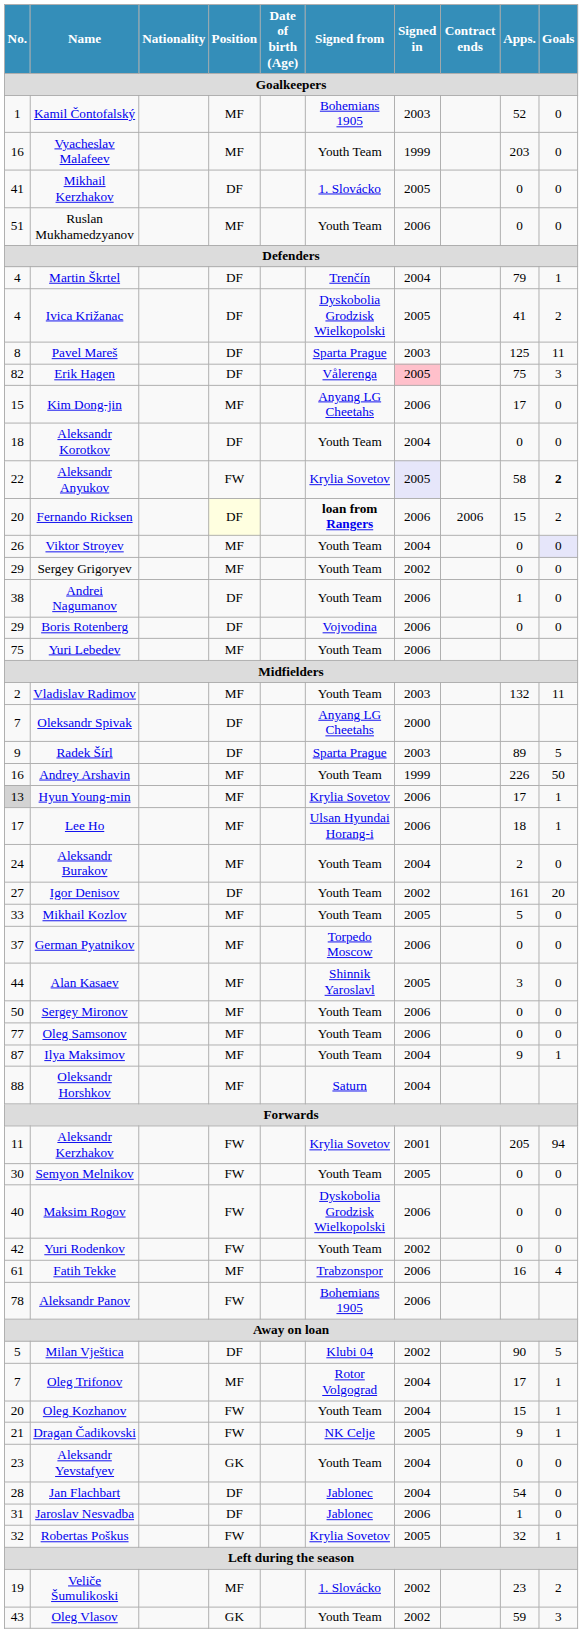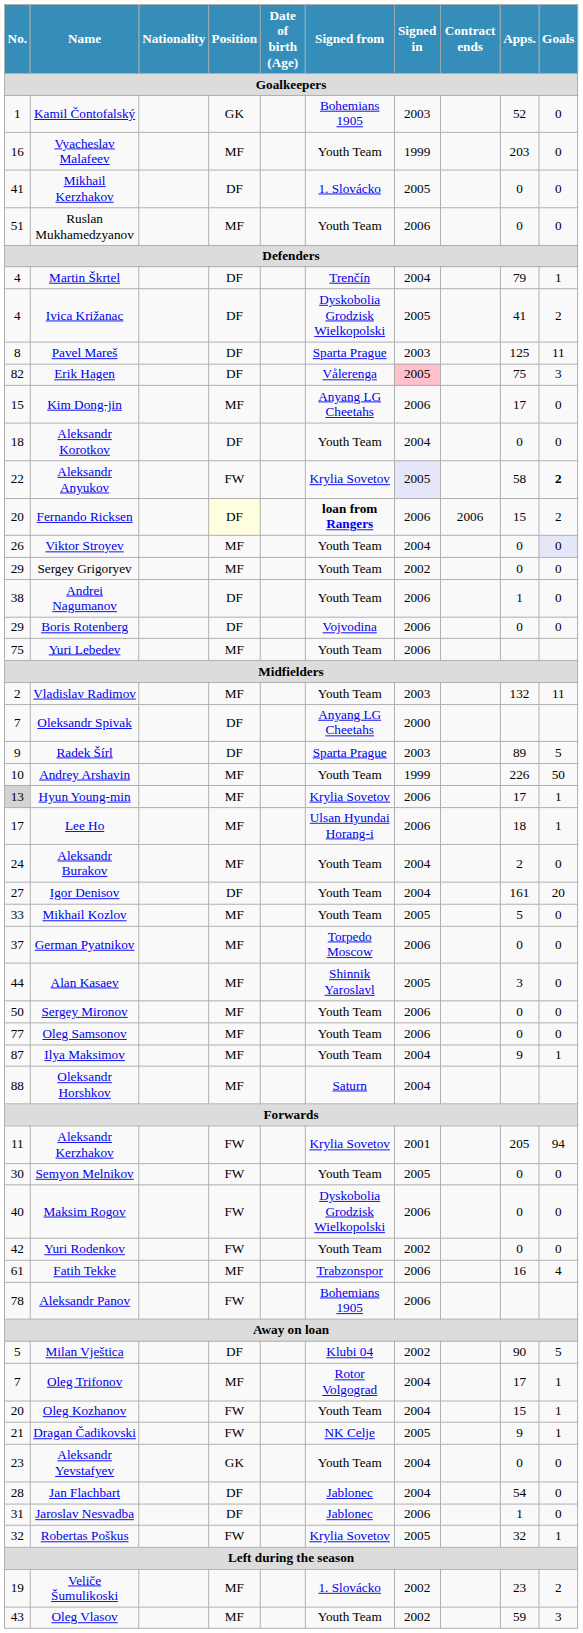(234, 114) MF -> (234, 114) GK
(17, 774) 16 -> (17, 774) 10
(417, 893) 2002 -> (417, 893) 2004
(234, 1617) GK -> (234, 1617) MF
